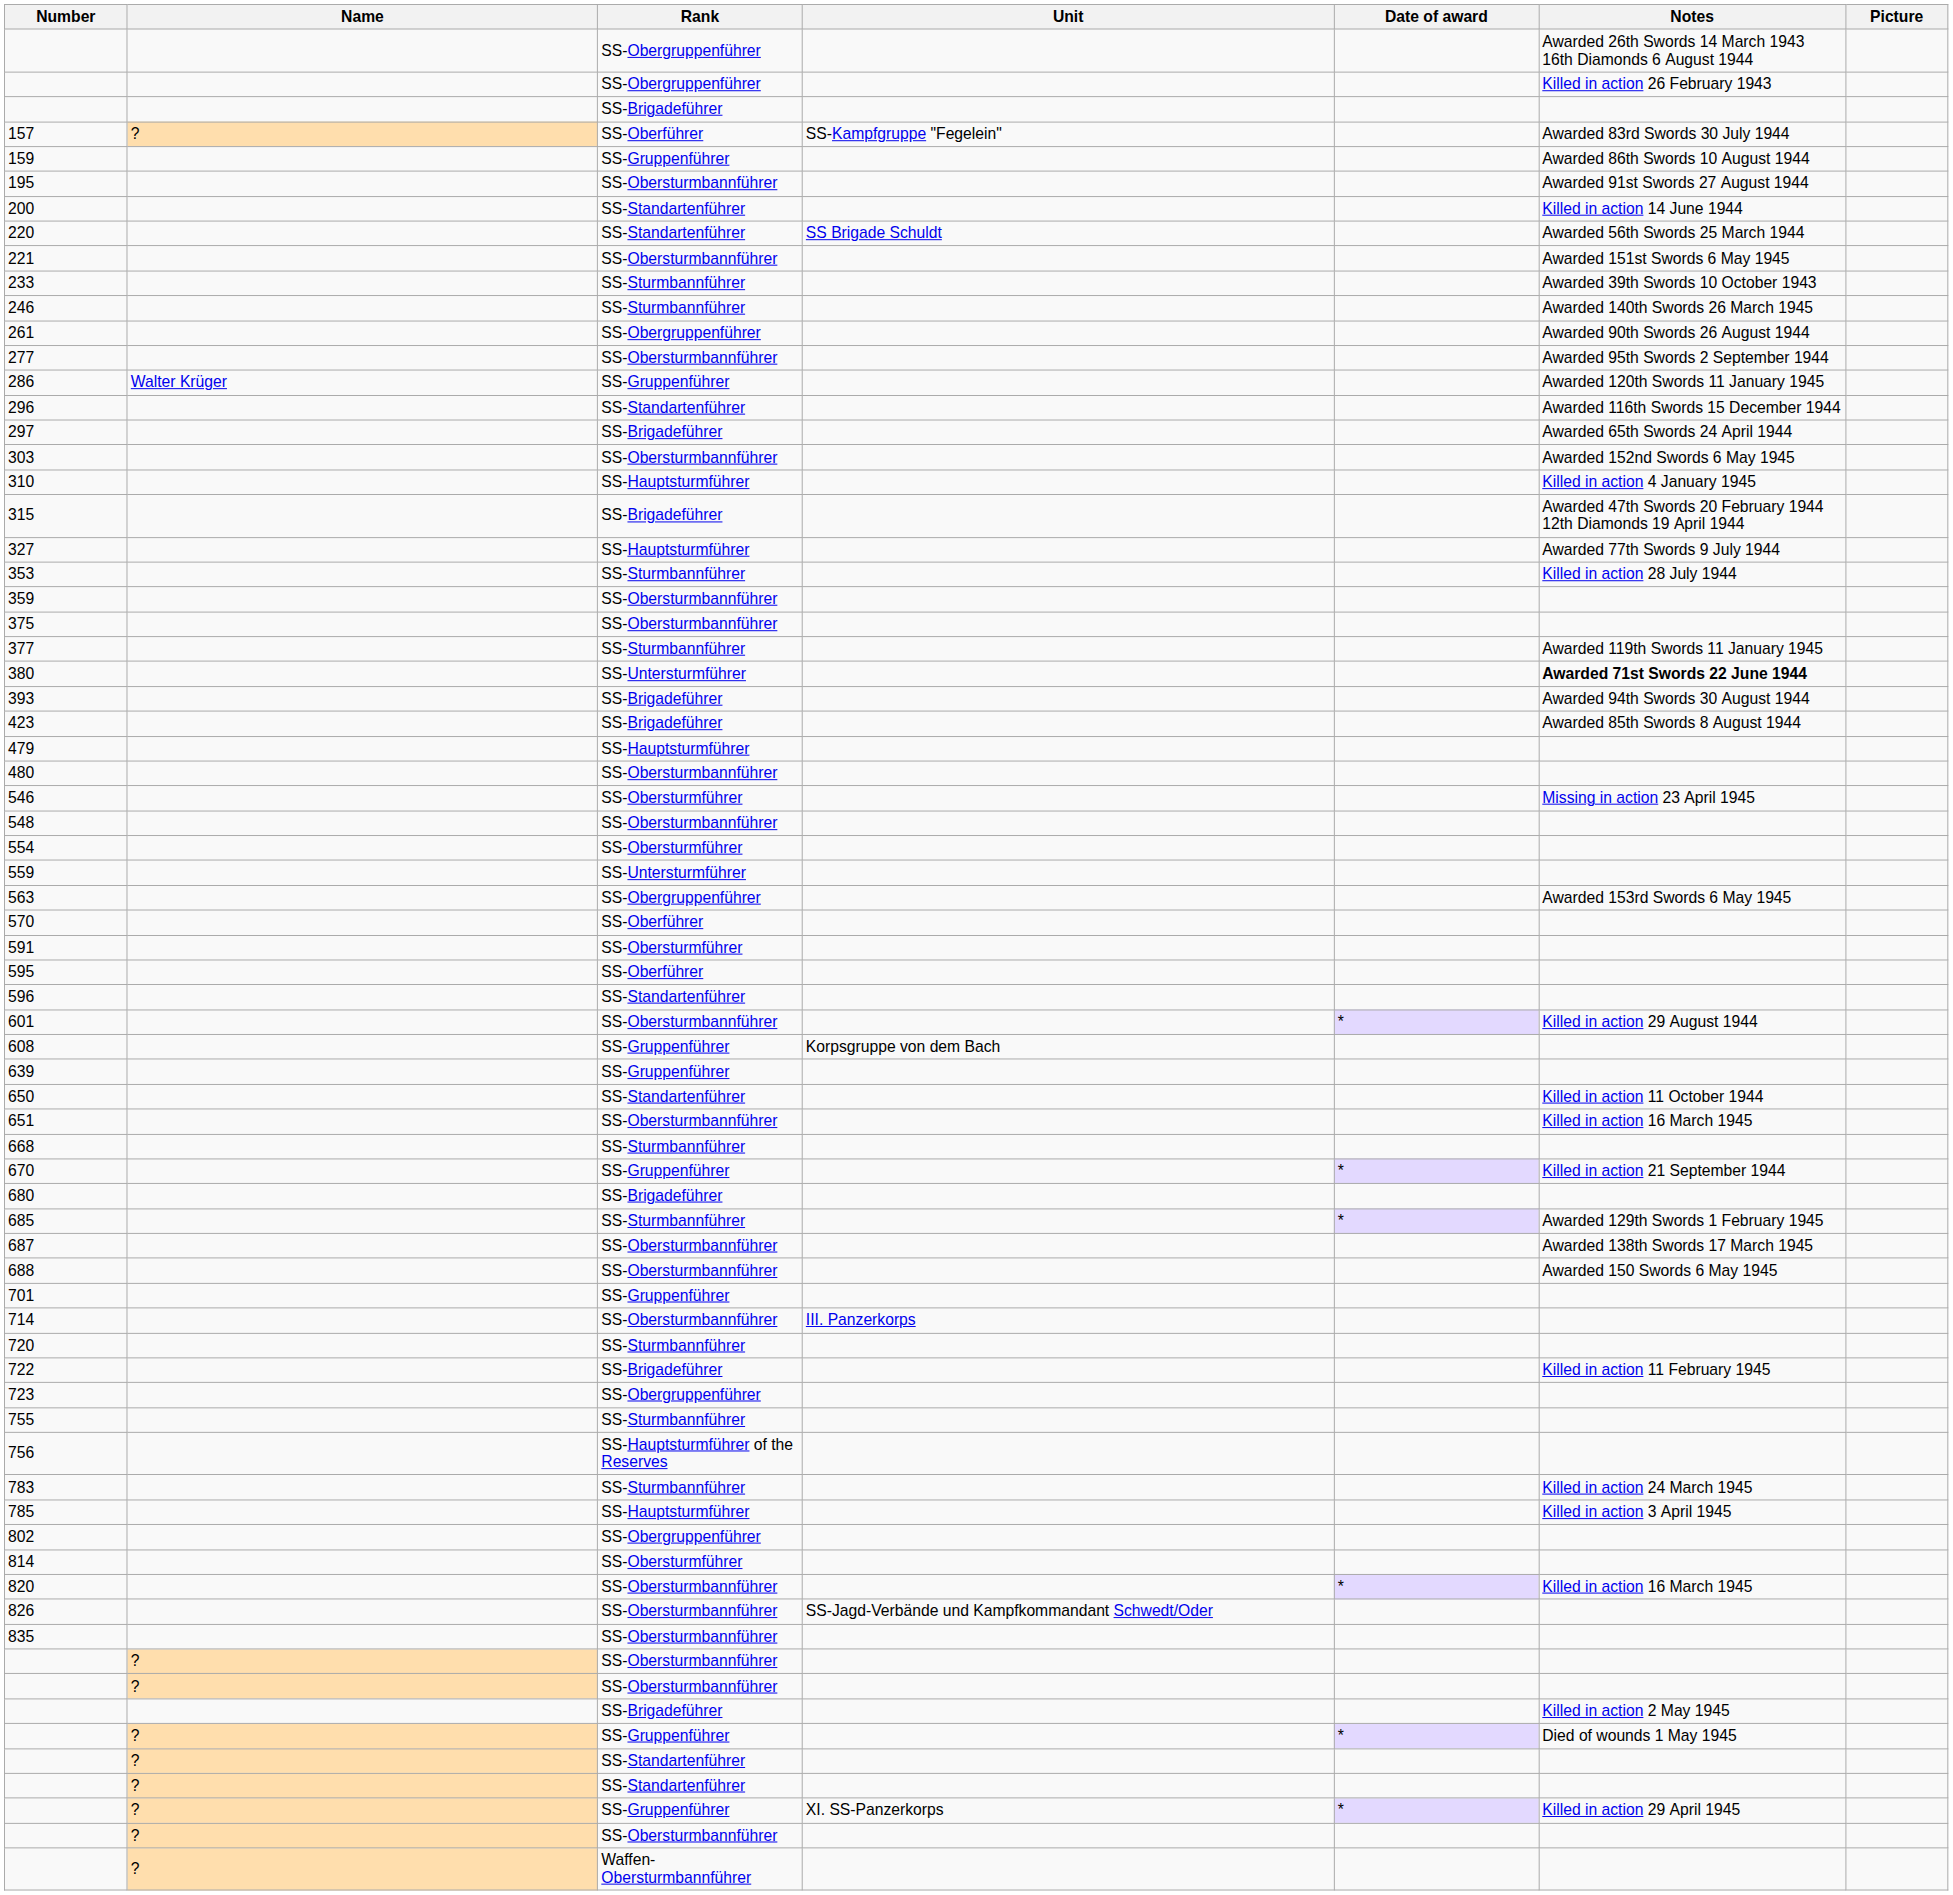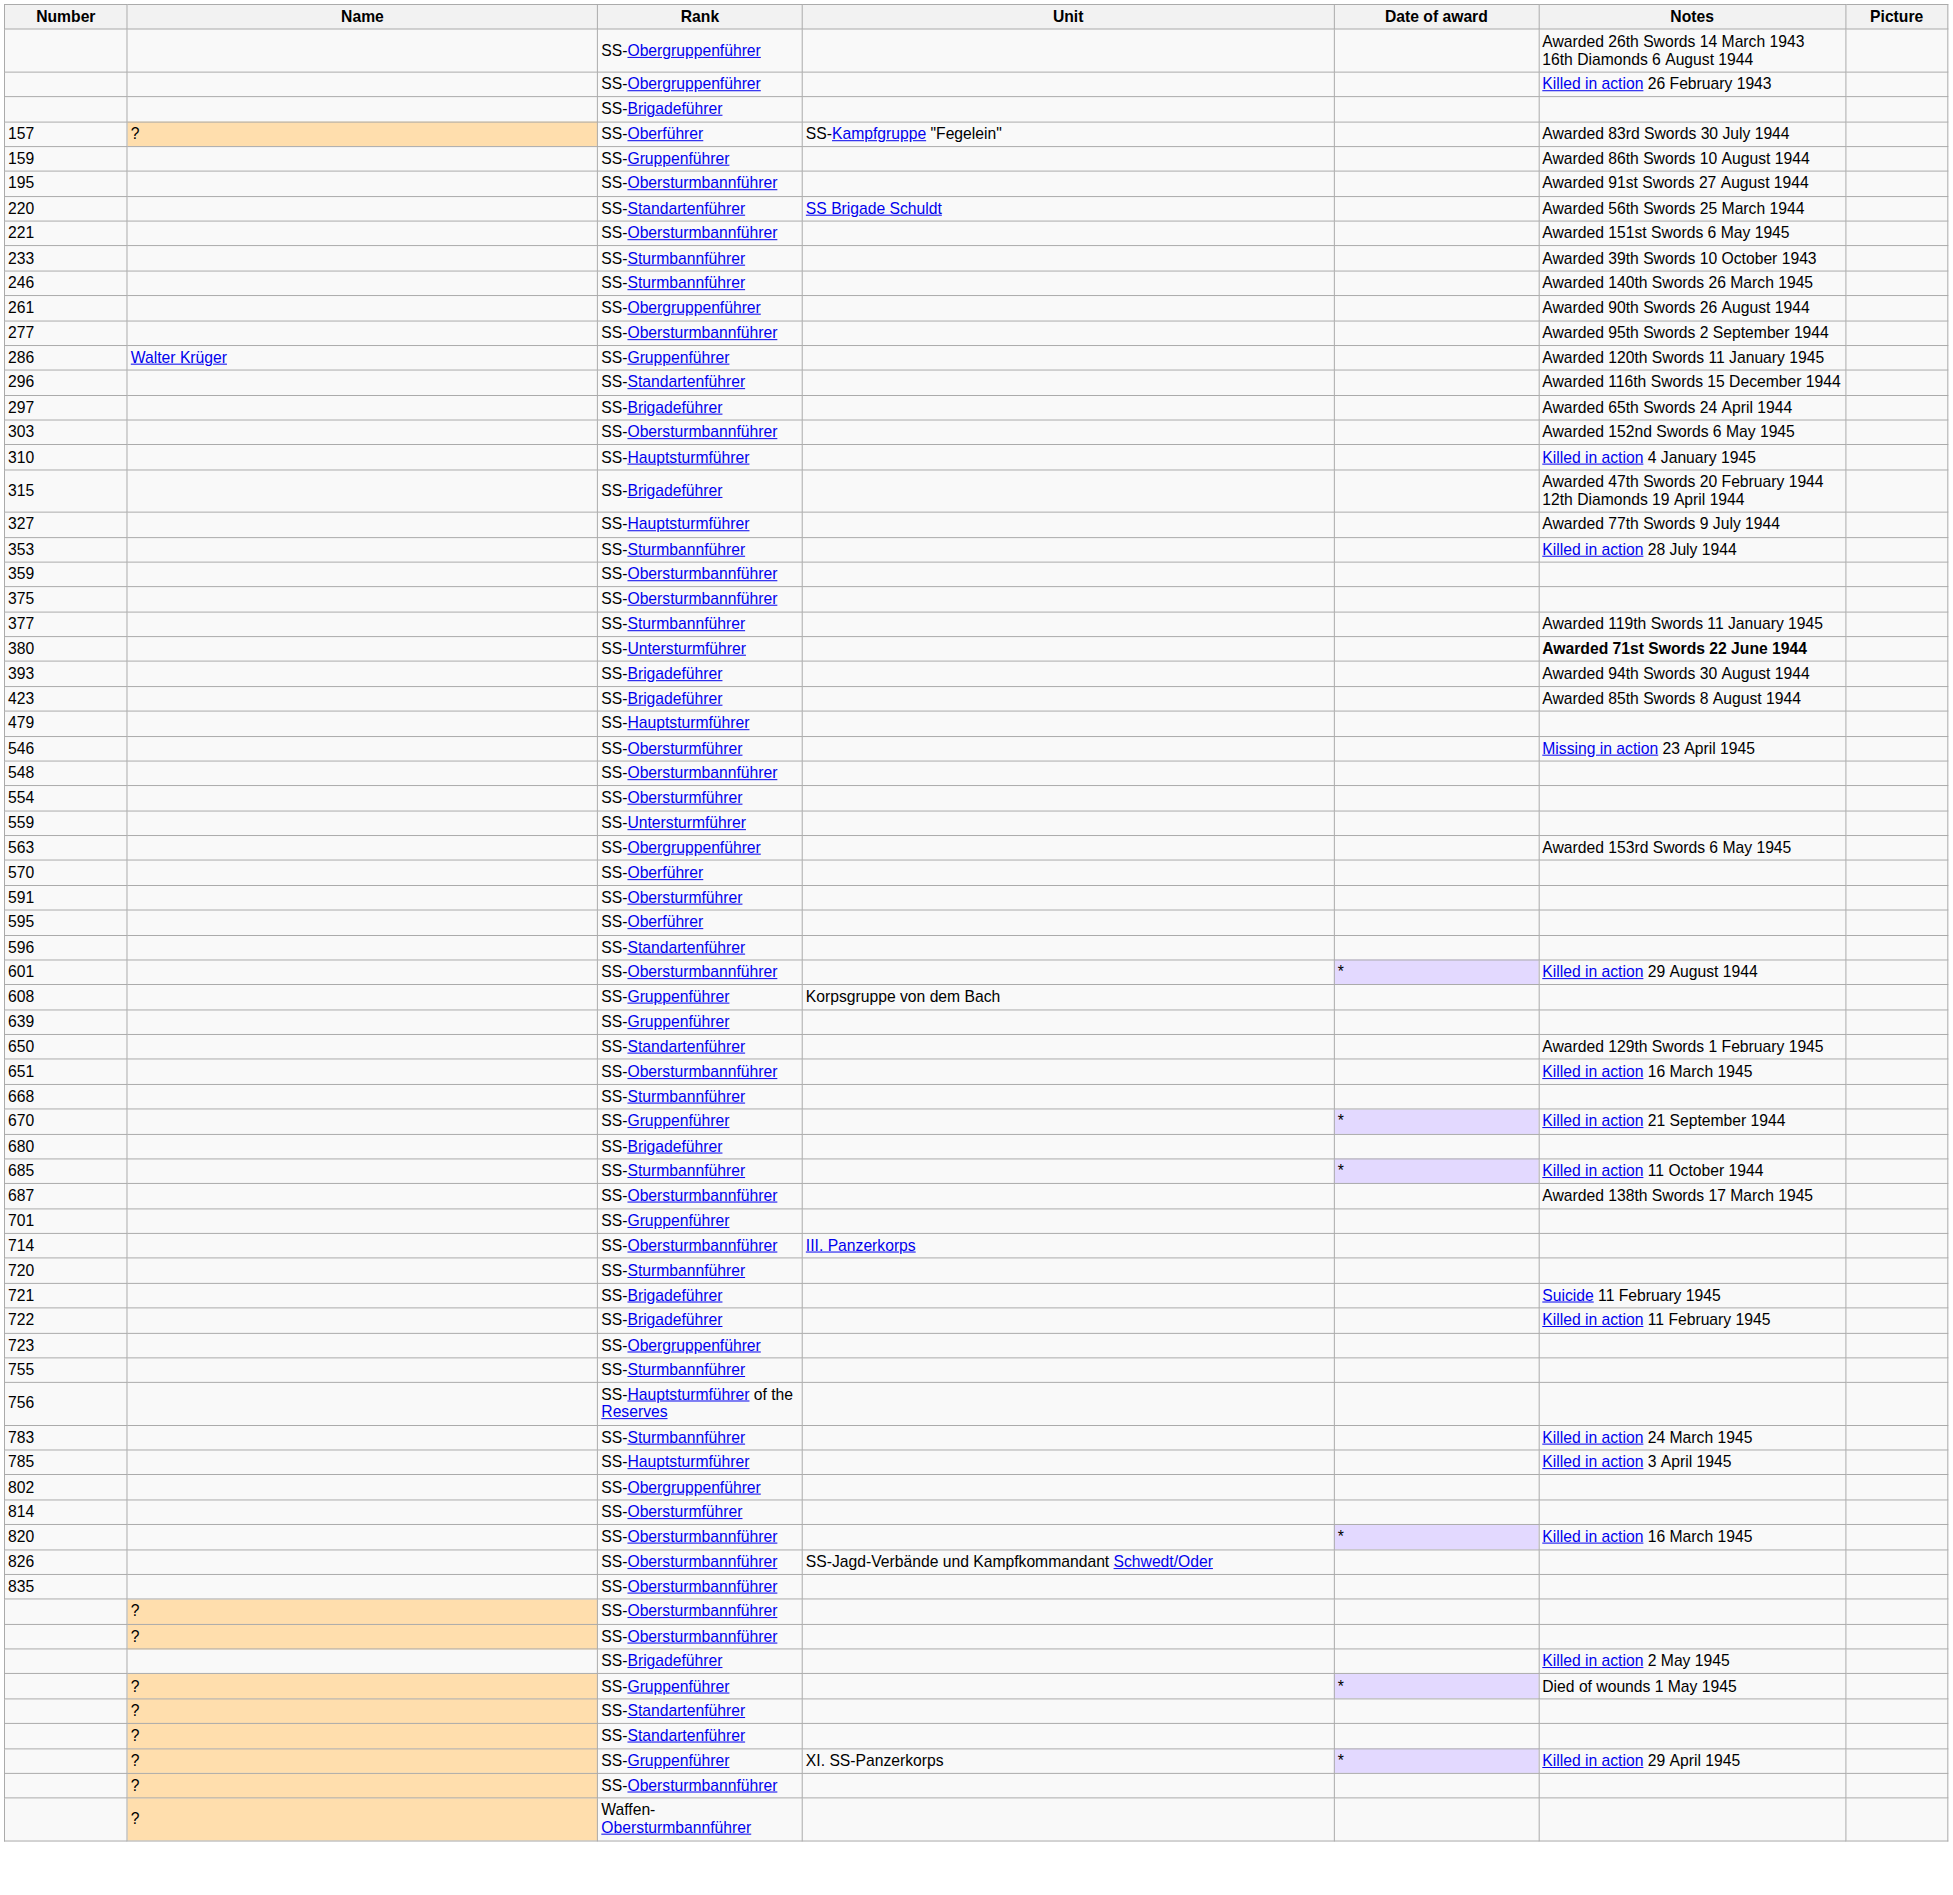- row: (21, 208)
- row: (21, 773)
(1653, 1096) Killed in action 11 October 1944 -> (1683, 1046) Awarded 129th Swords 1 February 1945
(1683, 1220) Awarded 129th Swords 1 February 1945 -> (1653, 1171) Killed in action 11 October 1944
- row: (21, 1270)
+ row: (21, 1295)
